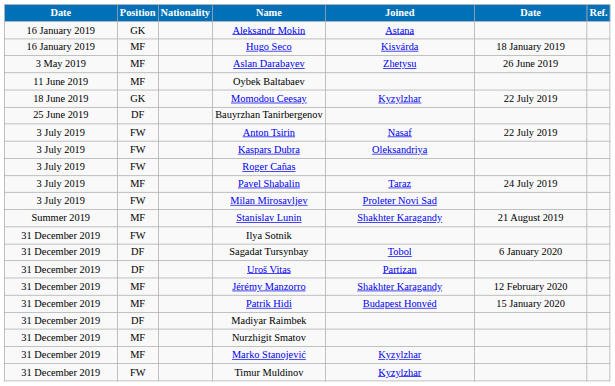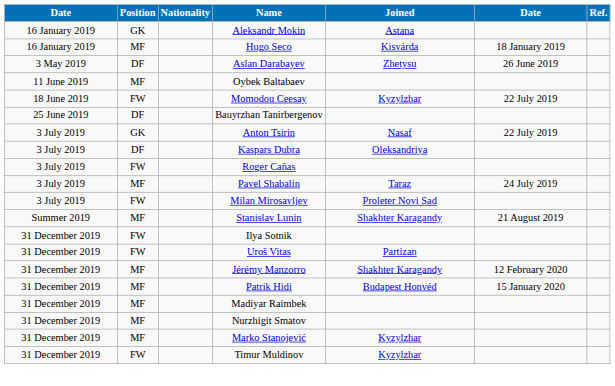(138, 64) MF -> (138, 64) DF
(138, 98) GK -> (138, 98) FW
(138, 133) FW -> (138, 133) GK
(138, 150) FW -> (138, 150) DF
- row: (269, 252)
(138, 269) DF -> (138, 252) FW
(138, 321) DF -> (138, 304) MF
